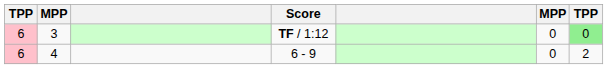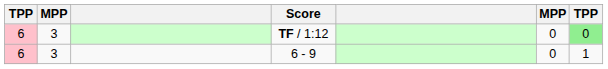(54, 53) 4 -> (54, 53) 3
(586, 53) 2 -> (586, 53) 1
